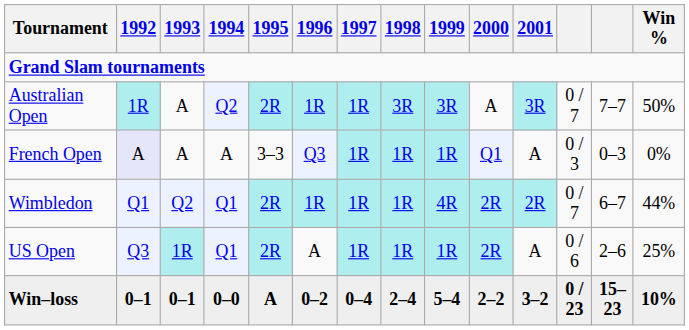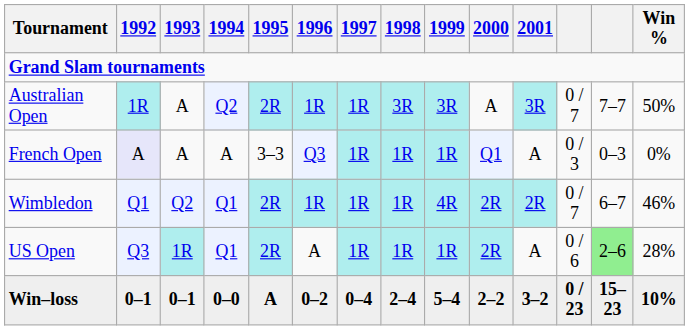(659, 202) 44% -> (659, 202) 46%
(612, 251) no background -> (612, 251) lightgreen background
(659, 251) 25% -> (659, 251) 28%
